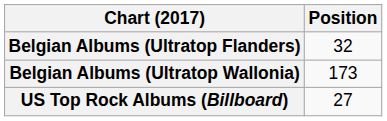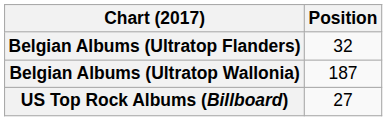(343, 73) 173 -> (343, 73) 187
